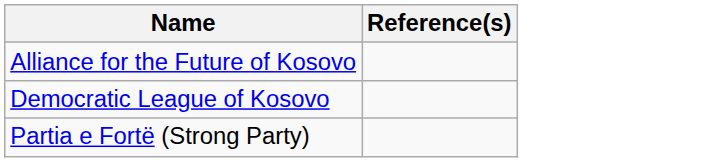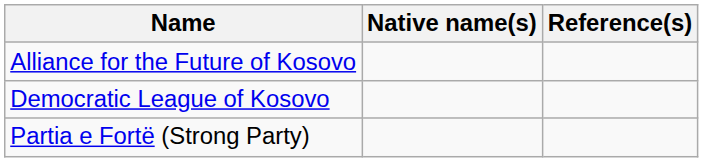+ column: (452, 23)
